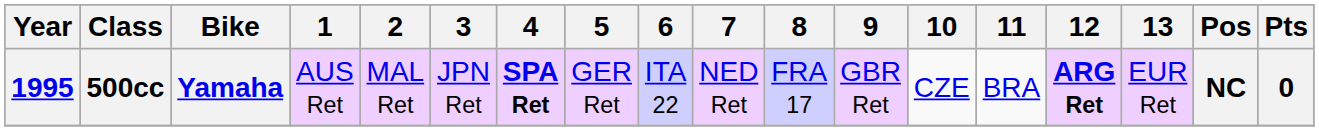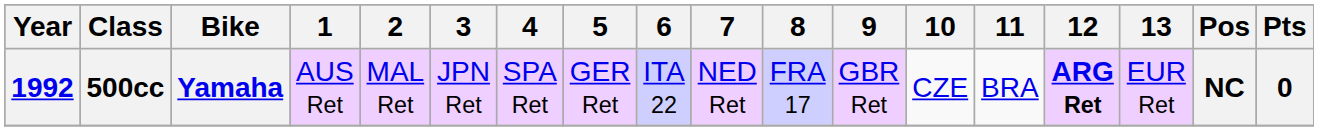(42, 86) 1995 -> (42, 86) 1992
(531, 86) bold -> (530, 86) normal
